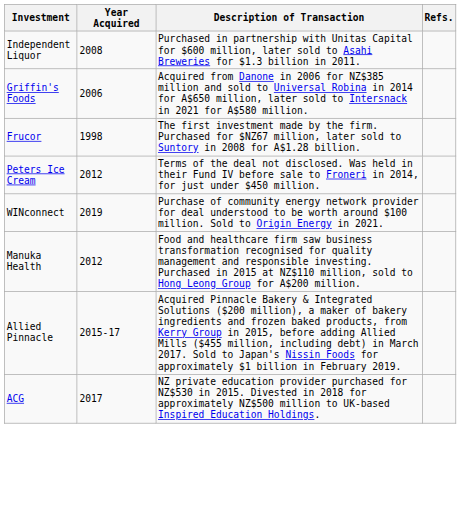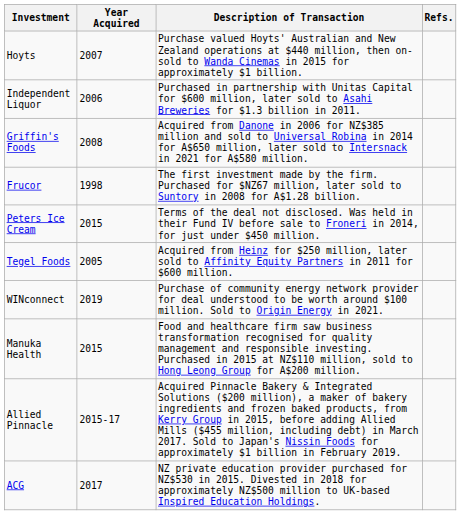+ row: (21, 56)
(91, 50) 2008 -> (91, 99) 2006
(91, 94) 2006 -> (91, 142) 2008
(91, 175) 2012 -> (91, 224) 2015
+ row: (39, 262)
(91, 262) 2012 -> (91, 349) 2015
